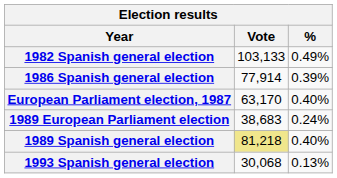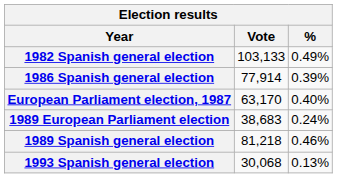(261, 141) khaki background -> (261, 141) no background
(310, 141) 0.40% -> (310, 141) 0.46%
